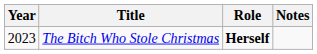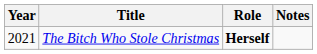(22, 37) 2023 -> (22, 37) 2021
